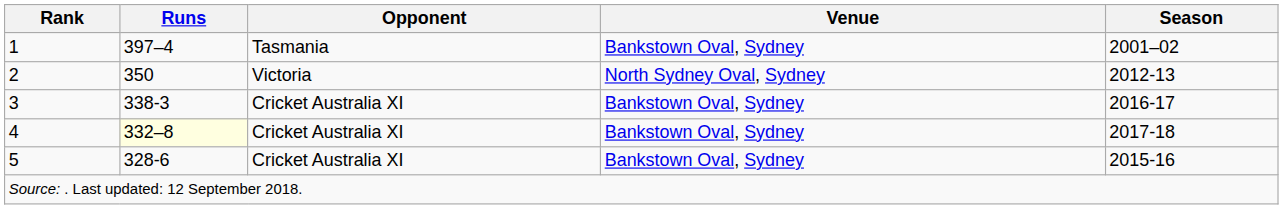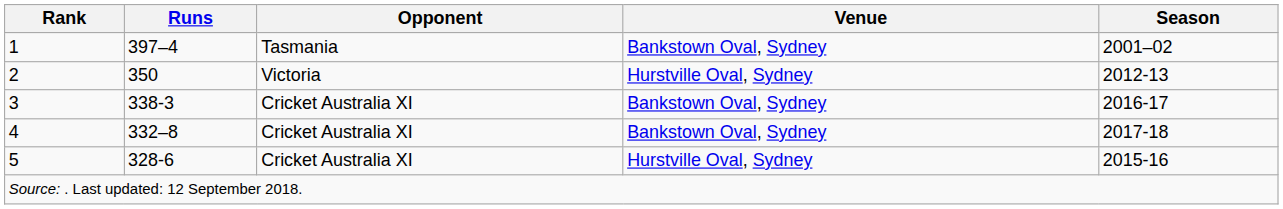(715, 75) North Sydney Oval, Sydney -> (720, 75) Hurstville Oval, Sydney
(149, 132) lightyellow background -> (153, 132) no background
(704, 160) Bankstown Oval, Sydney -> (720, 160) Hurstville Oval, Sydney
